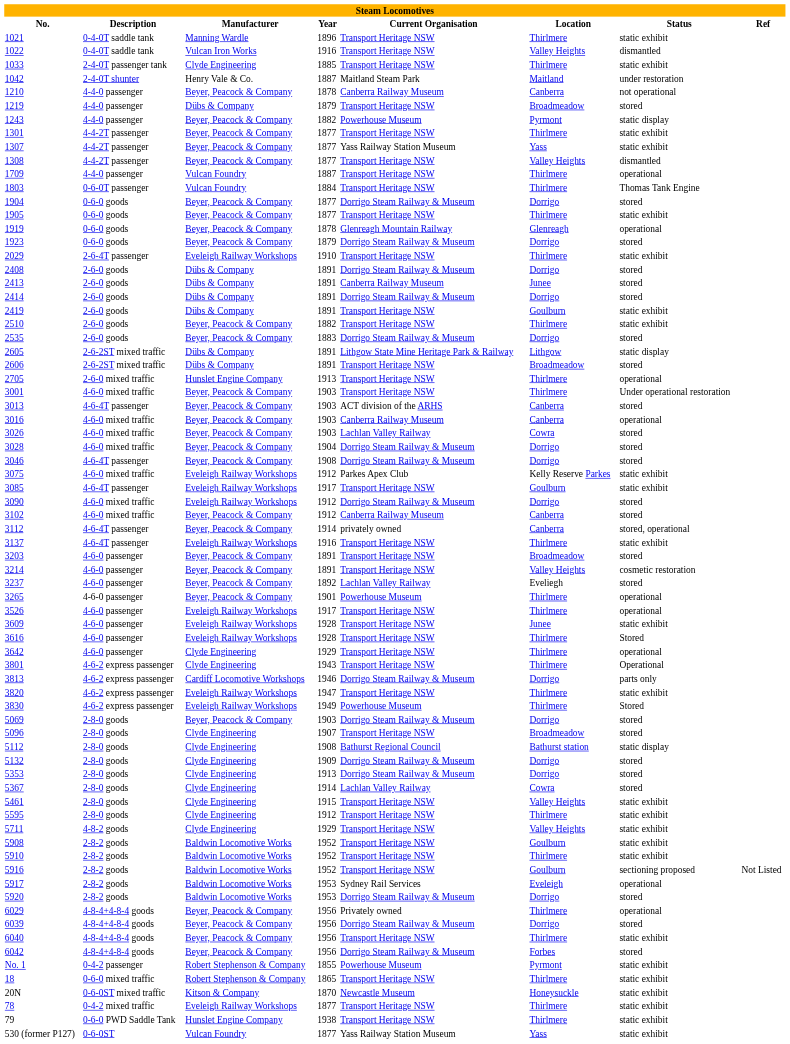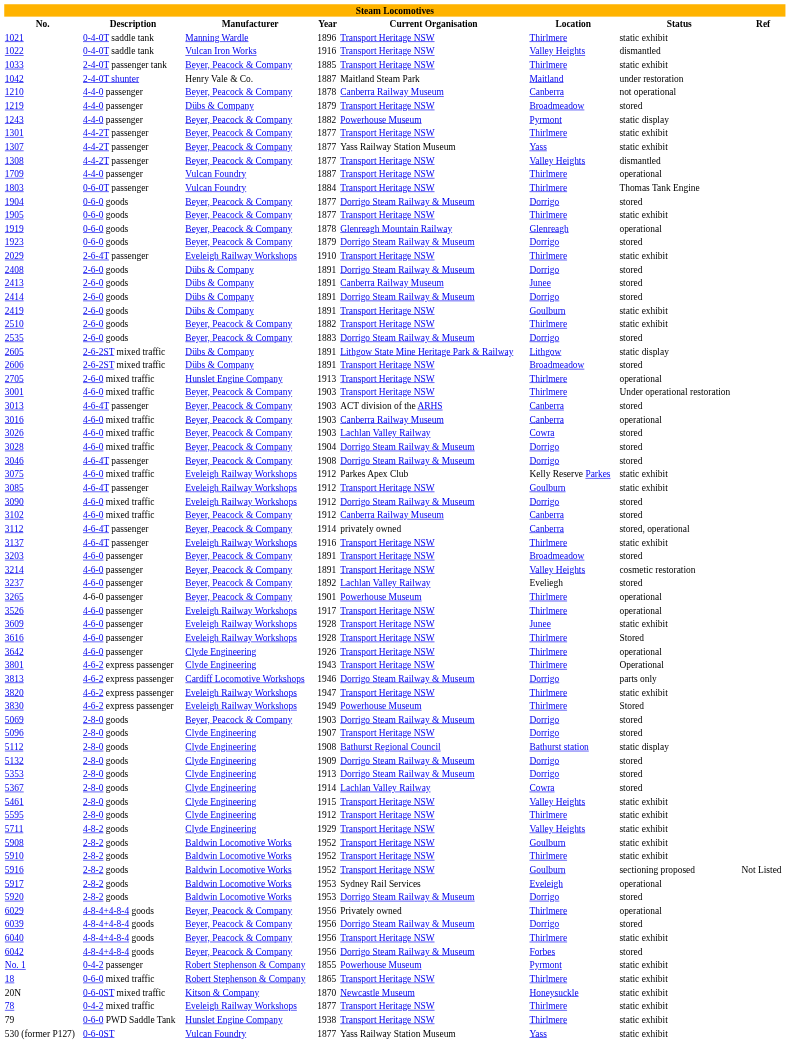(221, 65) Clyde Engineering -> (239, 65) Beyer, Peacock & Company
(327, 488) 1917 -> (327, 488) 1912
(327, 651) 1929 -> (327, 651) 1926
(557, 733) Broadmeadow -> (544, 733) Dorrigo
